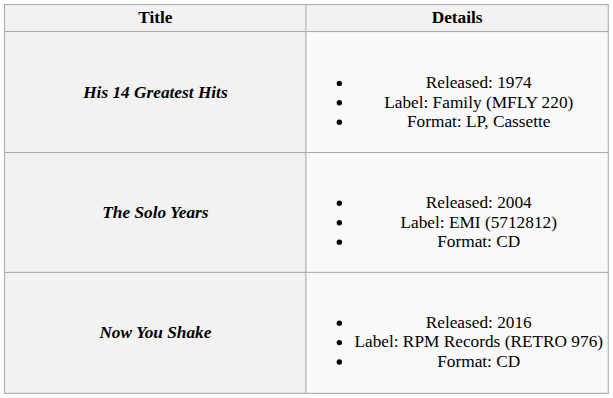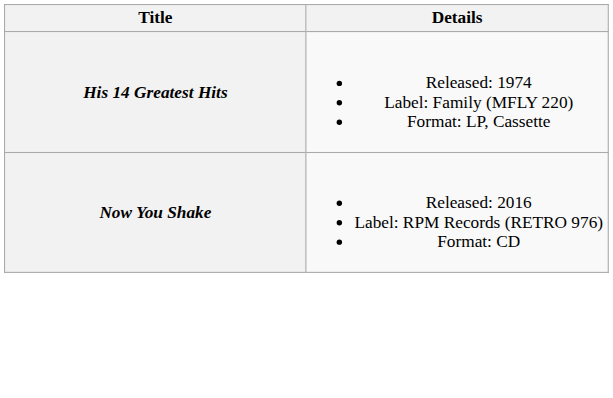- row: (155, 212)
